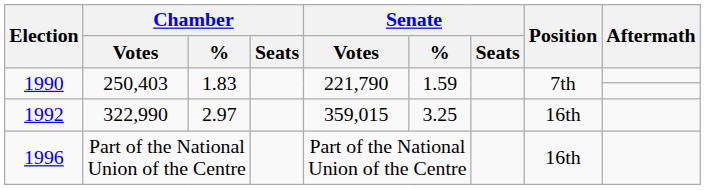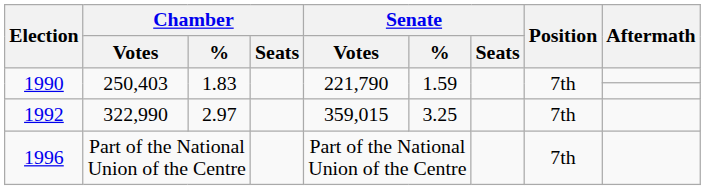(563, 114) 16th -> (563, 114) 7th
(563, 157) 16th -> (563, 157) 7th
